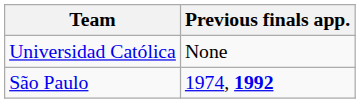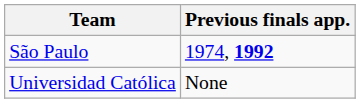rows swapped: (49, 82) <-> (92, 51)
